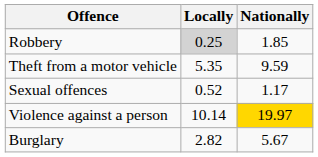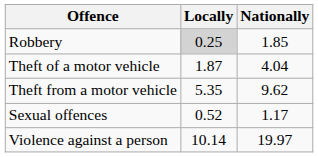+ row: (84, 66)
(275, 66) 9.59 -> (275, 90) 9.62
(275, 115) gold background -> (275, 139) no background
- row: (36, 139)
